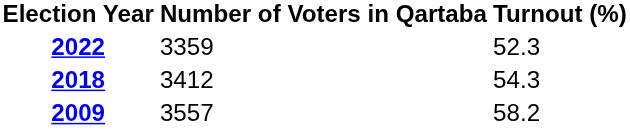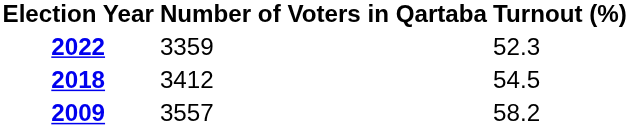(517, 80) 54.3 -> (517, 80) 54.5
